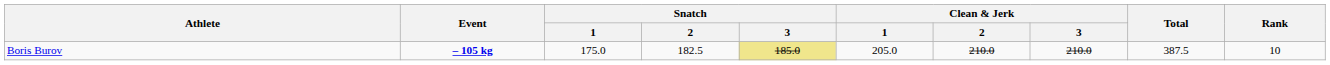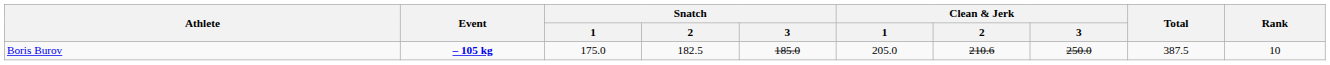(787, 51) khaki background -> (787, 51) no background
(982, 51) 210.0 -> (982, 51) 210.6
(1079, 51) 210.0 -> (1079, 51) 250.0
